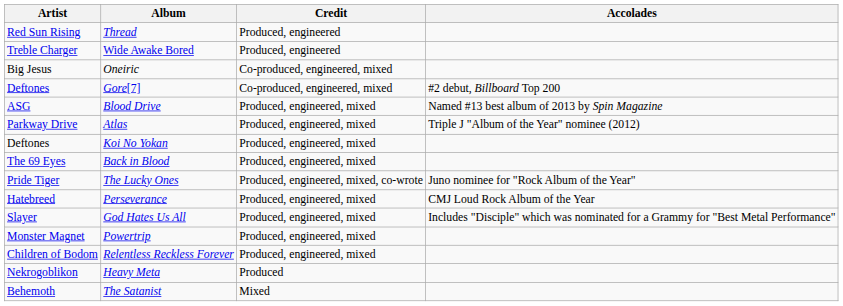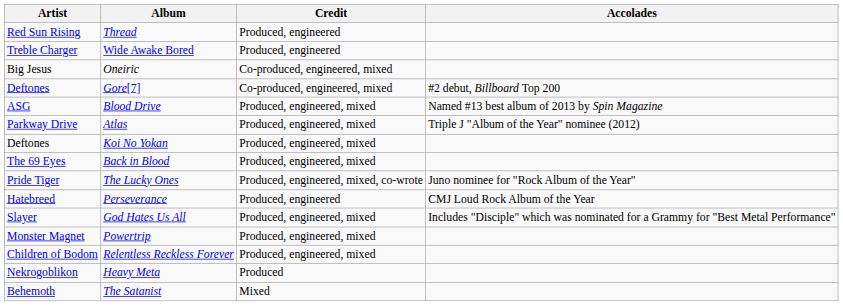(307, 198) Produced, engineered, mixed -> (290, 198) Produced, engineered
